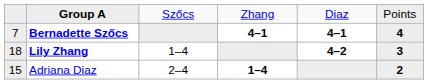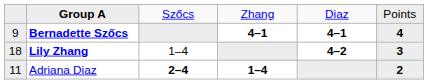(15, 33) 7 -> (15, 33) 9
(15, 70) 15 -> (15, 70) 11
(178, 70) normal -> (178, 70) bold
